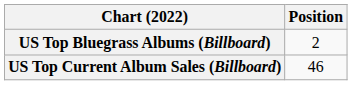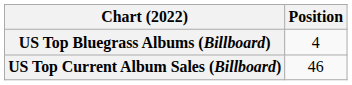(316, 42) 2 -> (316, 42) 4
